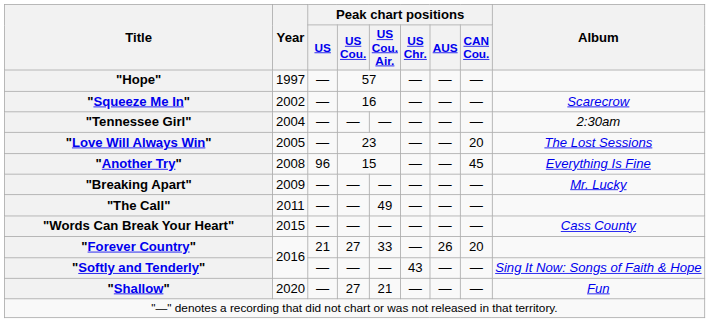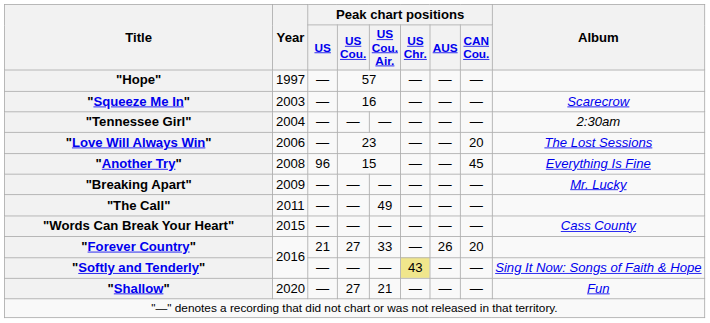(290, 101) 2002 -> (290, 101) 2003
(290, 143) 2005 -> (290, 143) 2006
(415, 267) no background -> (415, 267) khaki background
